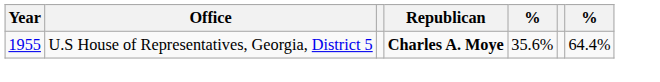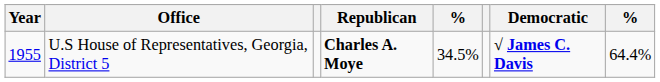+ column: (548, 17)
(532, 44) 35.6% -> (458, 54) 34.5%
